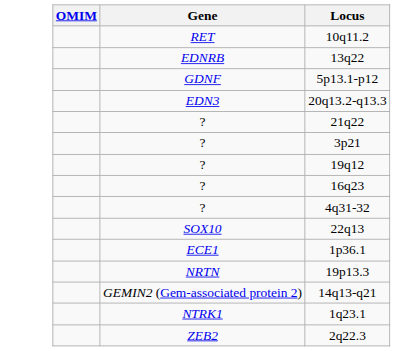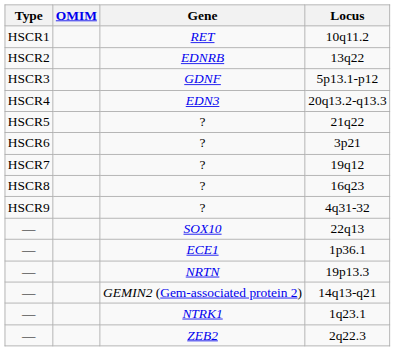+ column: (29, 15)
